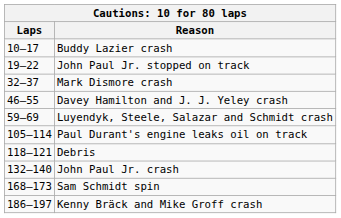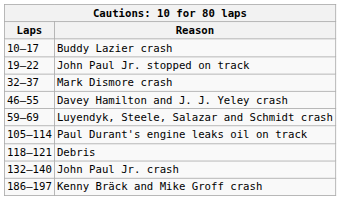- row: (108, 187)
